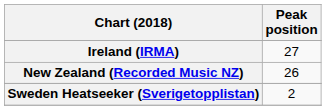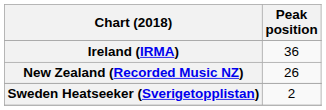(292, 51) 27 -> (292, 51) 36
